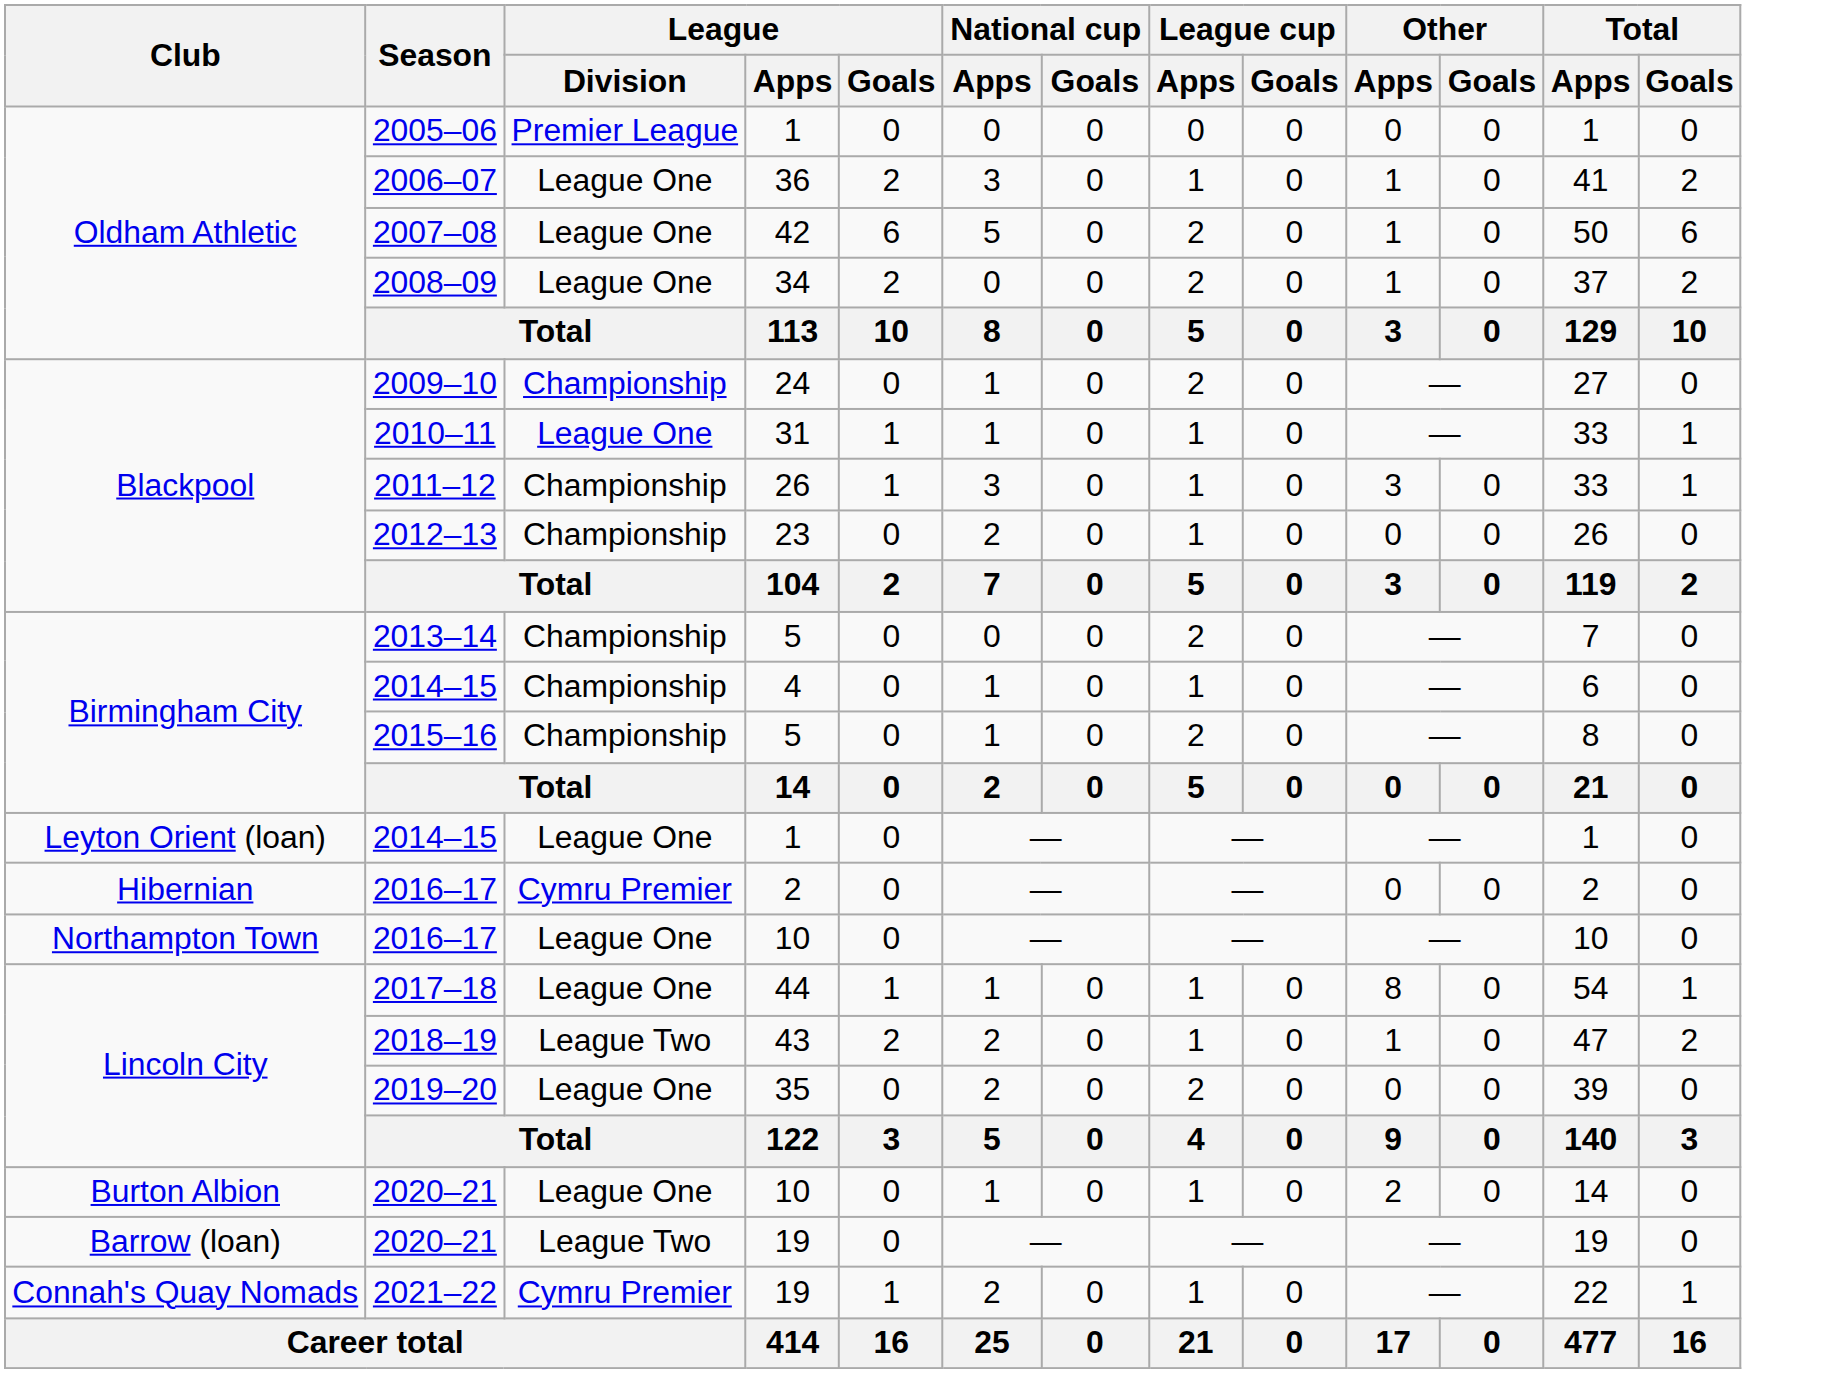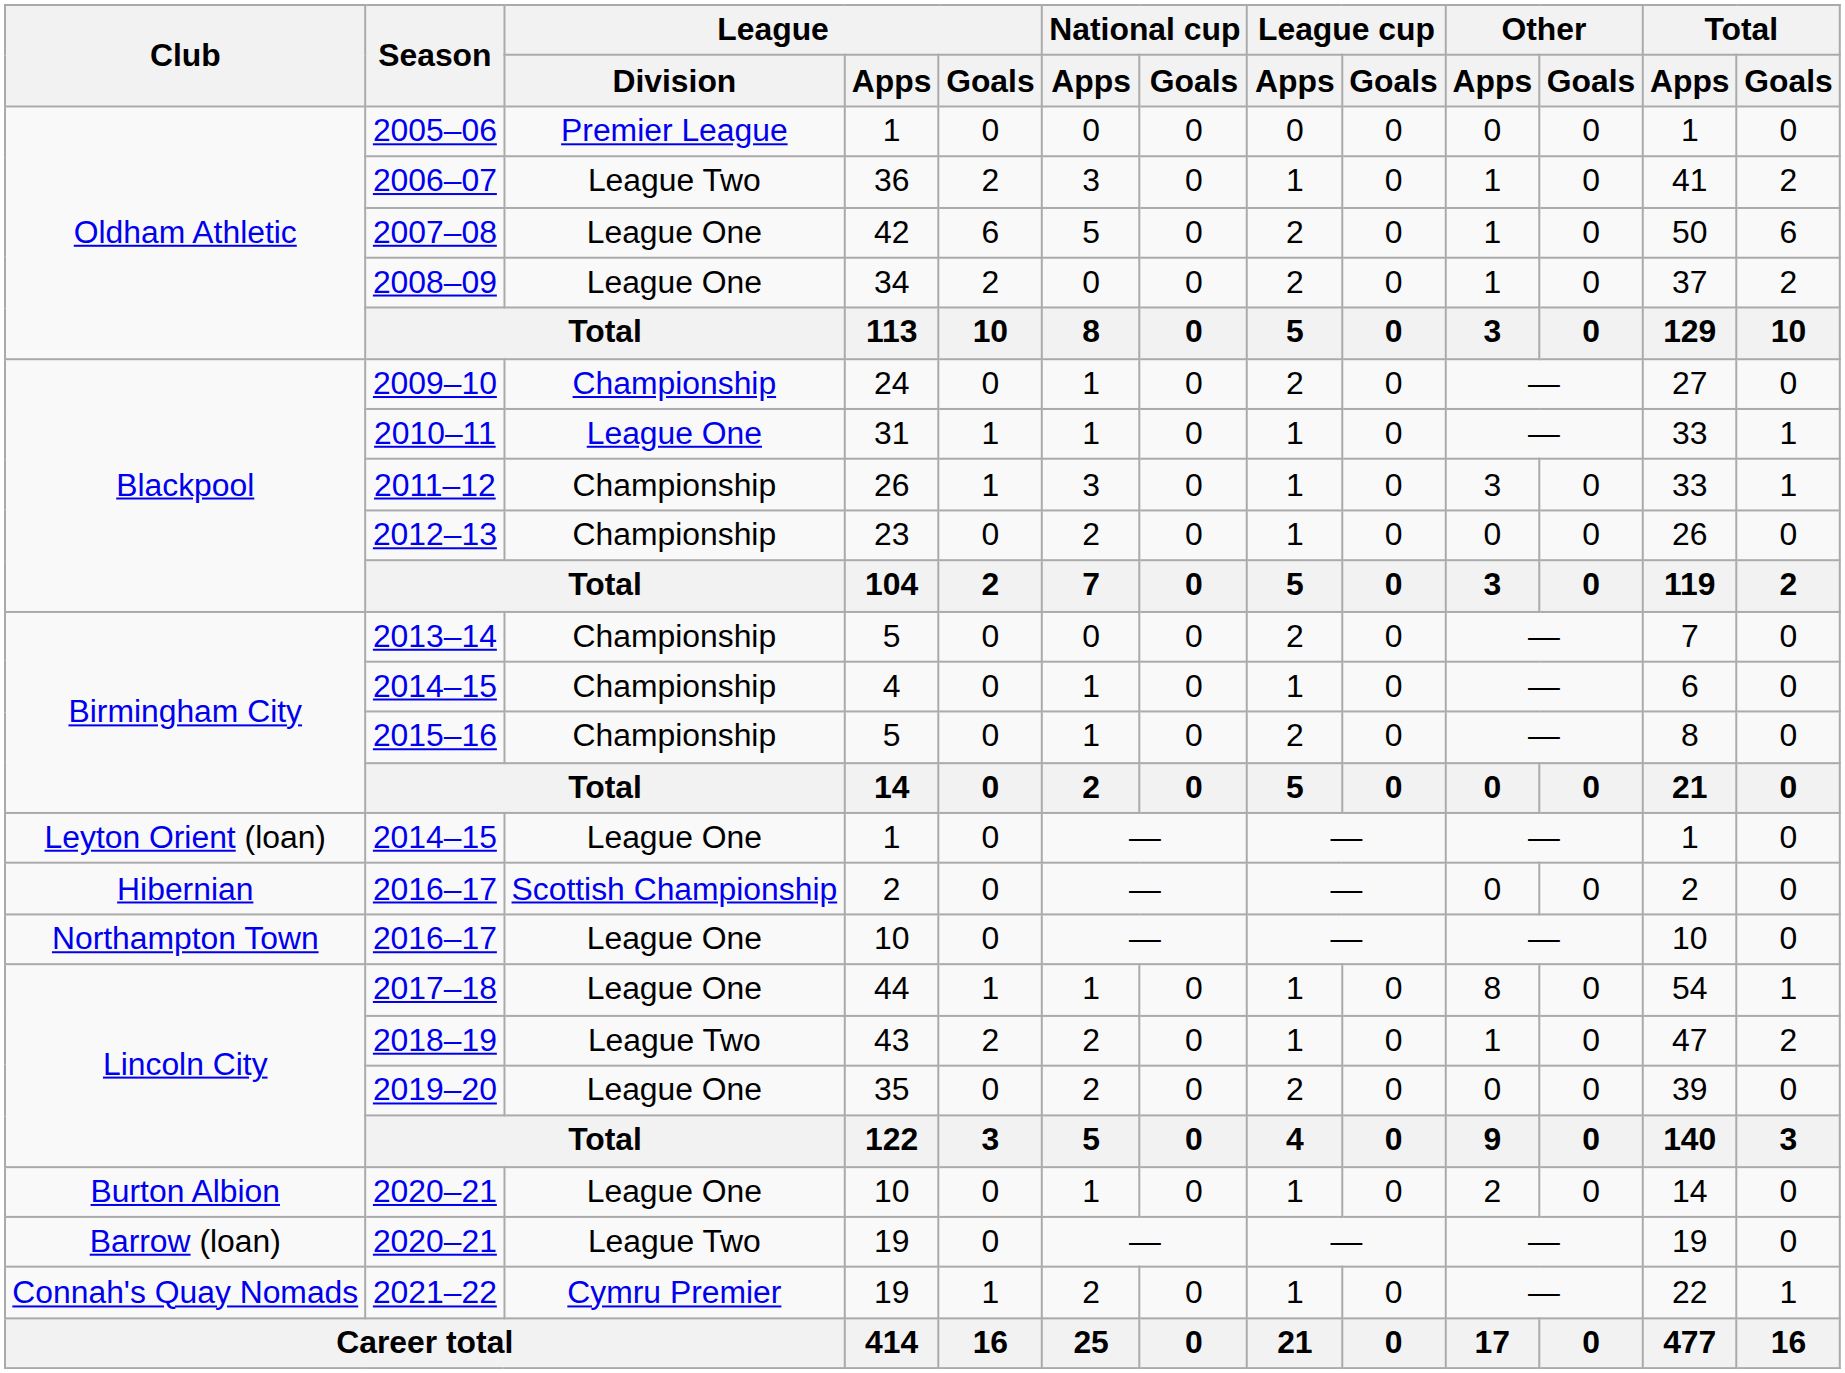(625, 181) League One -> (674, 181) League Two
(625, 888) Cymru Premier -> (674, 888) Scottish Championship
